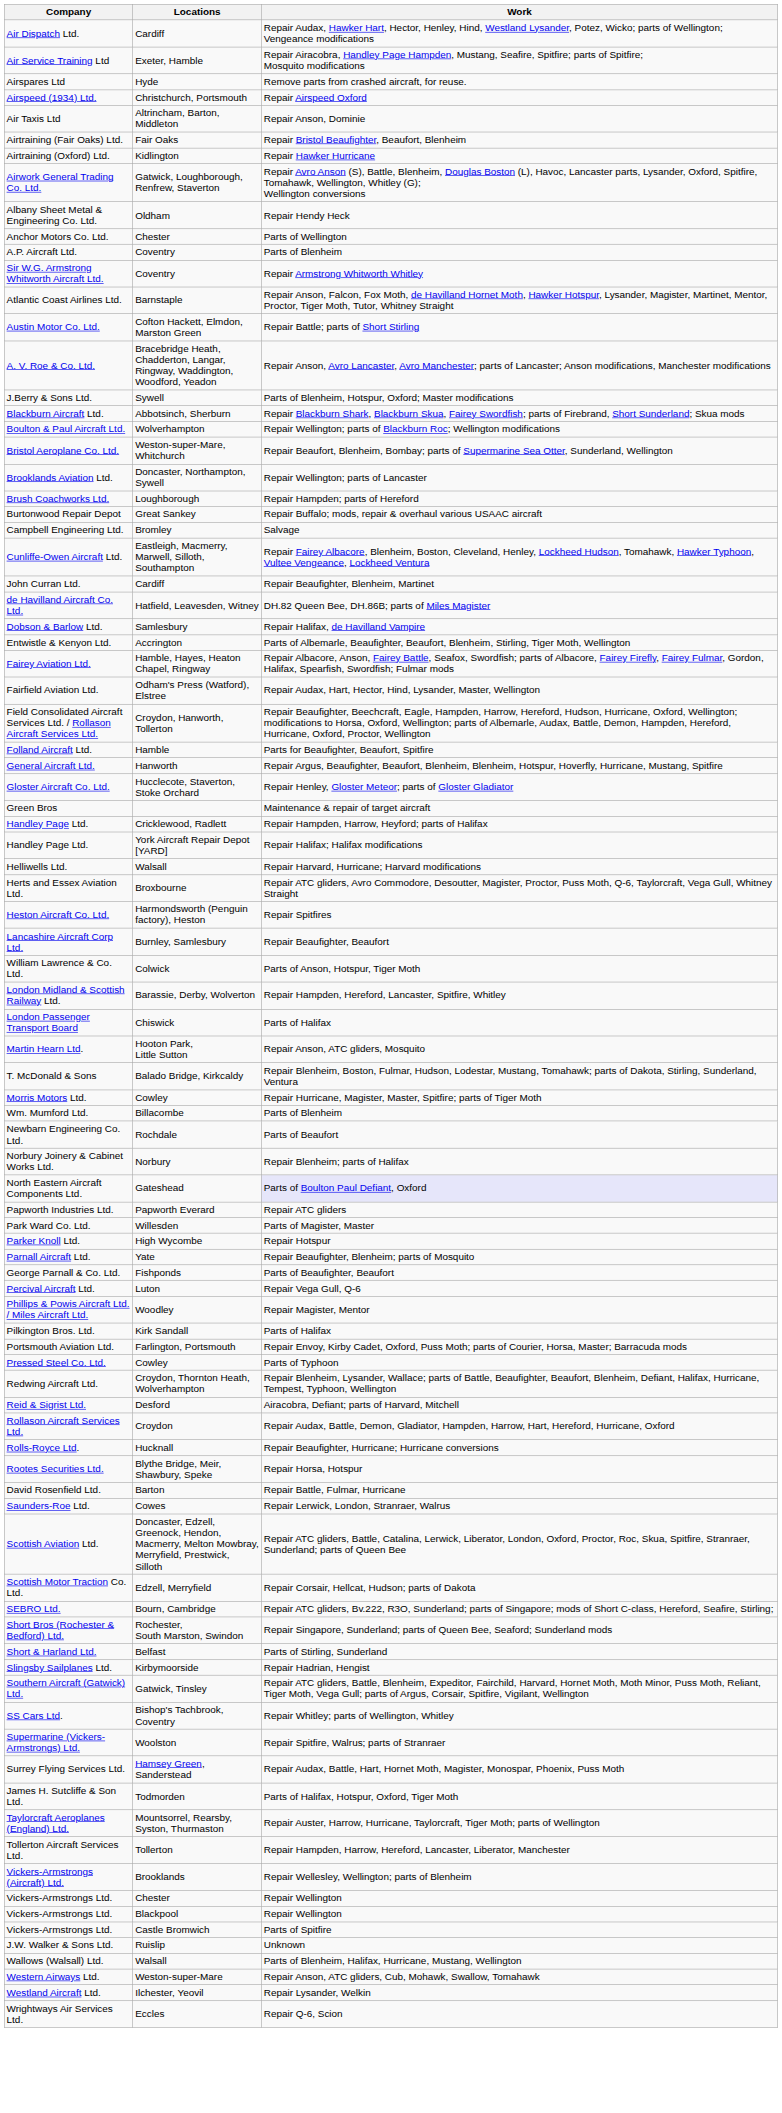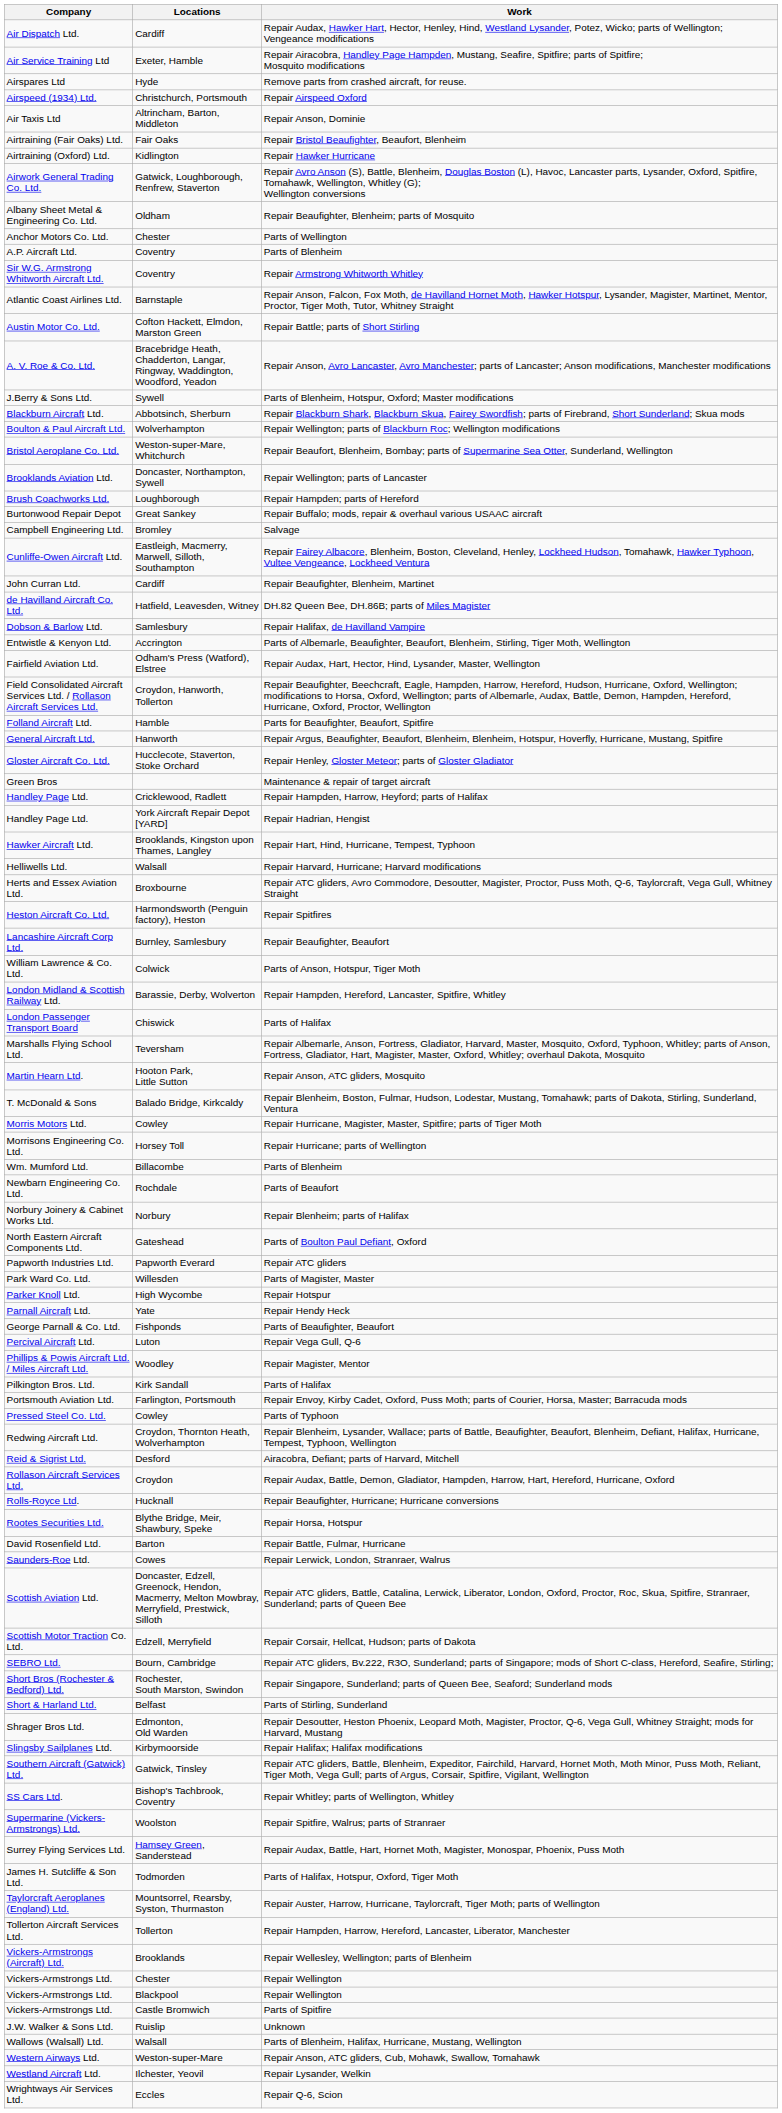(307, 215) Repair Hendy Heck -> (369, 215) Repair Beaufighter, Blenheim; parts of Mosquito
- row: (49, 663)
(343, 845) Repair Halifax; Halifax modifications -> (317, 818) Repair Hadrian, Hengist
+ row: (50, 845)
+ row: (59, 1049)
+ row: (65, 1145)
(345, 1188) lavender background -> (345, 1242) no background
(369, 1257) Repair Beaufighter, Blenheim; parts of Mosquito -> (307, 1310) Repair Hendy Heck
+ row: (45, 1726)
(317, 1667) Repair Hadrian, Hengist -> (343, 1748) Repair Halifax; Halifax modifications
